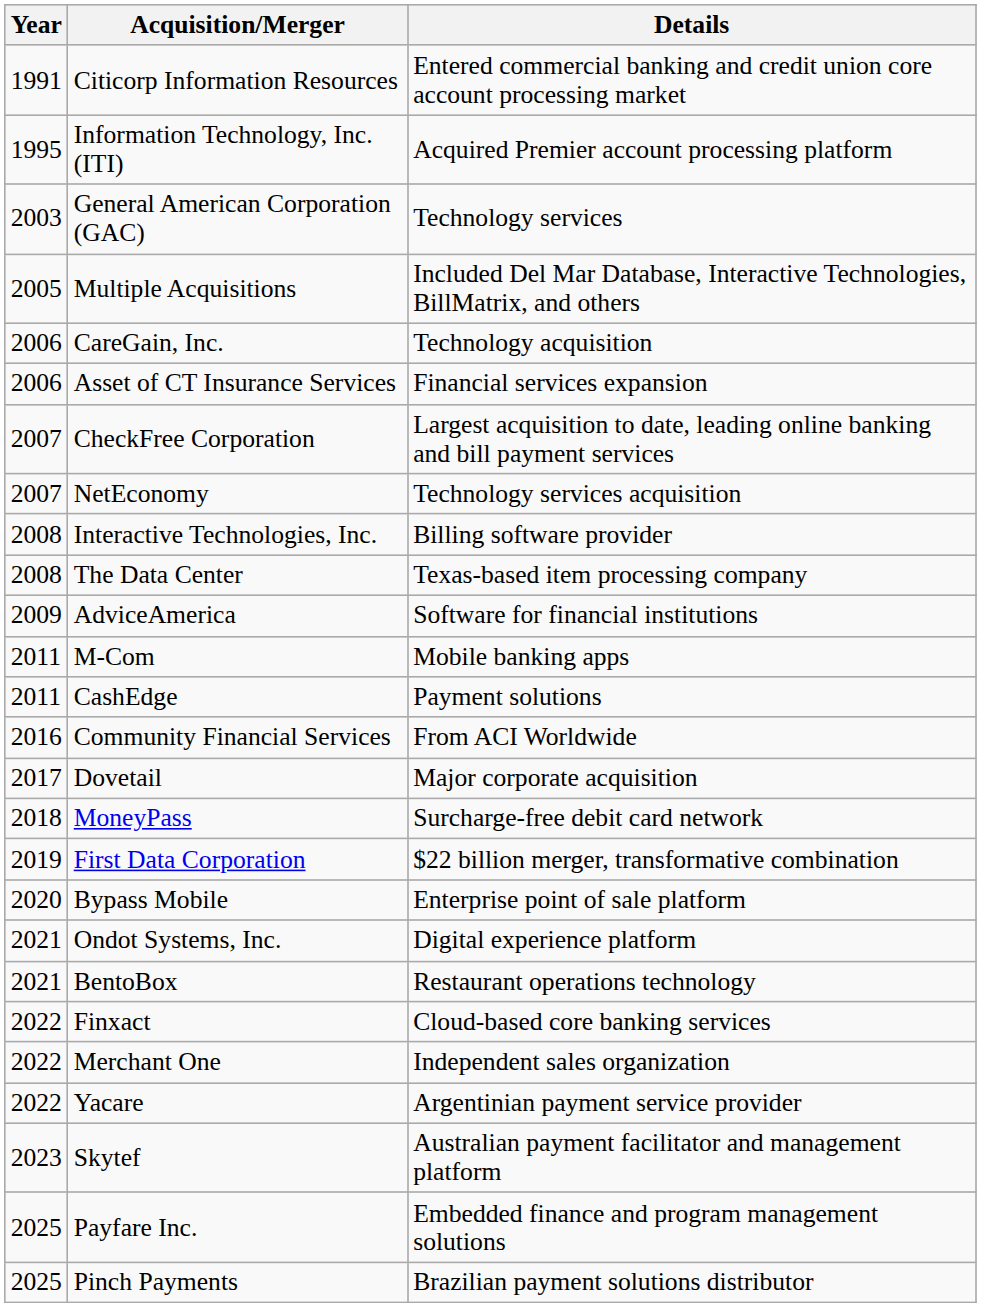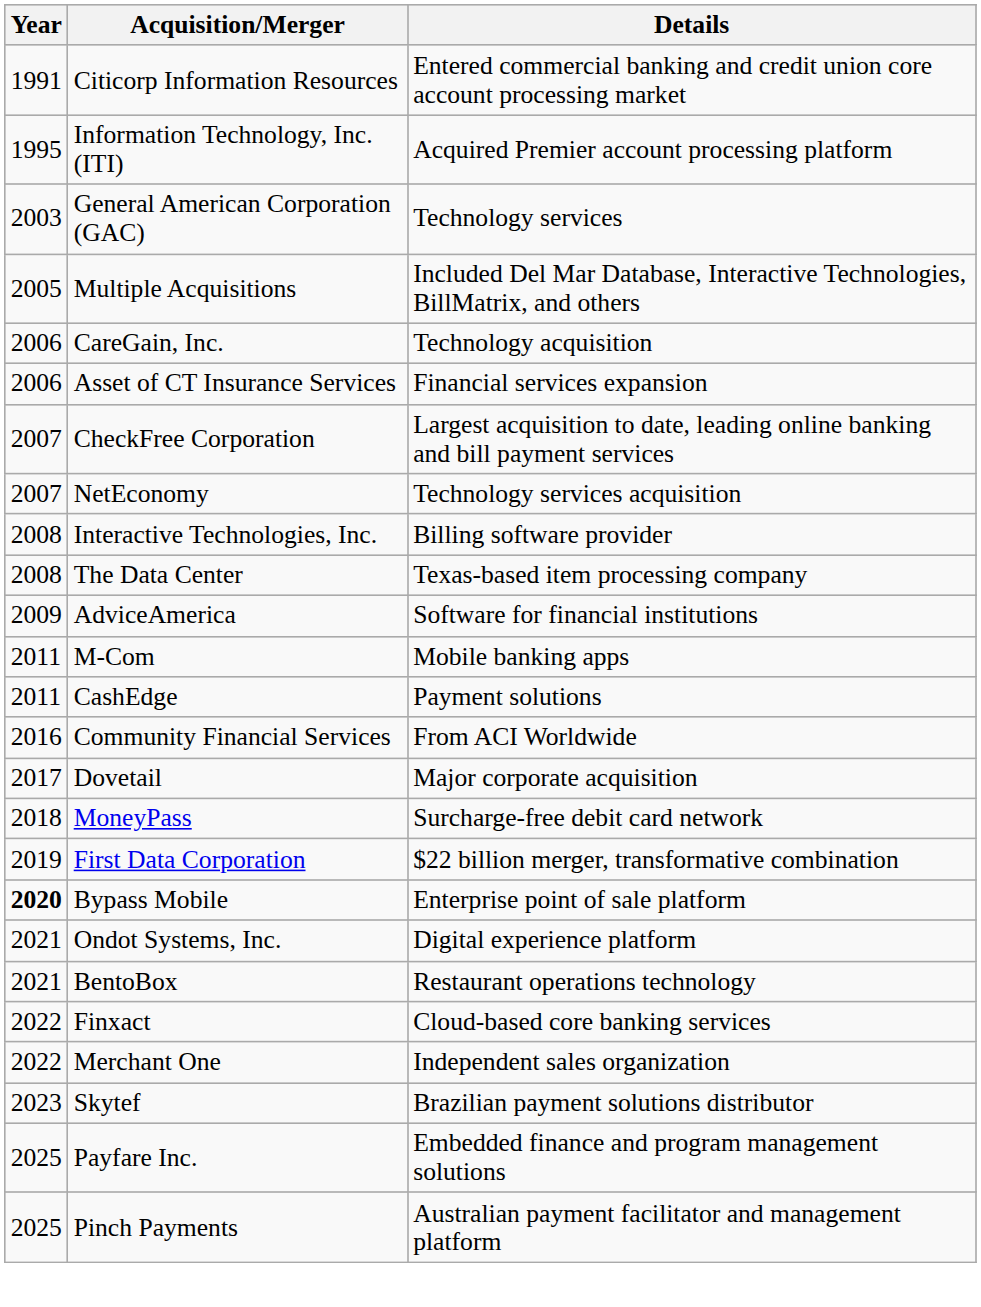(36, 899) normal -> (36, 899) bold
- row: (109, 1102)
(657, 1157) Australian payment facilitator and management platform -> (613, 1102) Brazilian payment solutions distributor
(613, 1282) Brazilian payment solutions distributor -> (657, 1226) Australian payment facilitator and management platform
